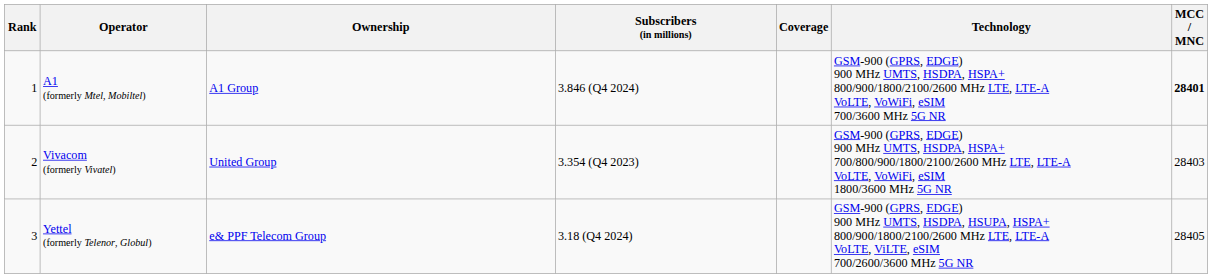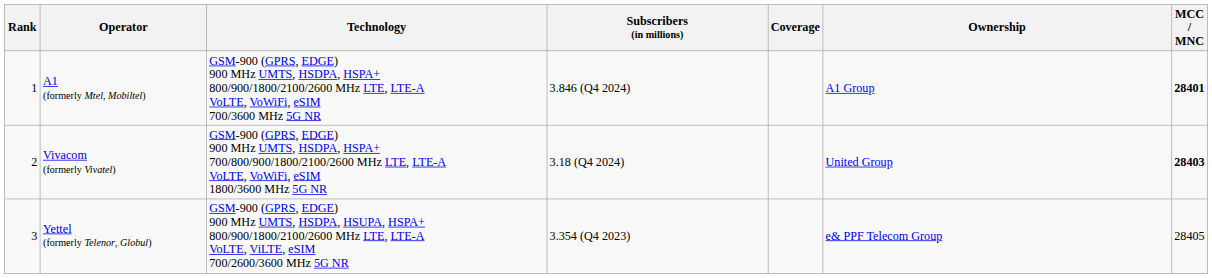columns swapped: (1001, 27) <-> (381, 27)
(598, 162) 3.354 (Q4 2023) -> (587, 162) 3.18 (Q4 2024)
(1189, 162) normal -> (1189, 162) bold
(595, 236) 3.18 (Q4 2024) -> (590, 236) 3.354 (Q4 2023)
